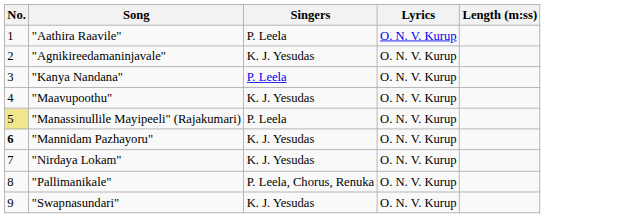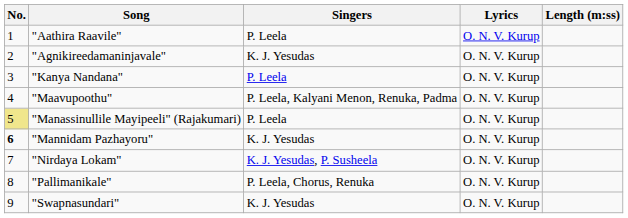(281, 98) K. J. Yesudas -> (352, 98) P. Leela, Kalyani Menon, Renuka, Padma
(281, 160) K. J. Yesudas -> (312, 160) K. J. Yesudas, P. Susheela
